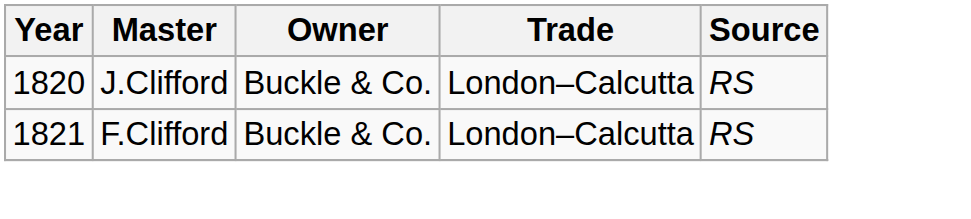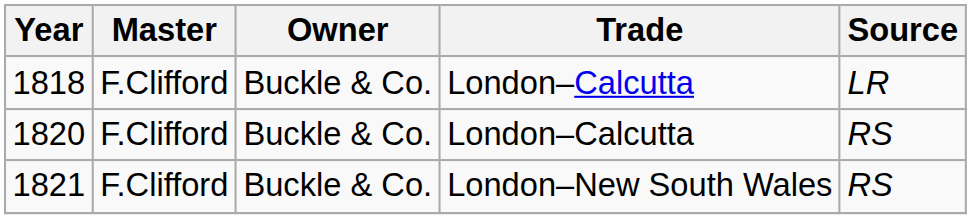+ row: (49, 82)
(164, 82) J.Clifford -> (164, 133) F.Clifford
(571, 133) London–Calcutta -> (640, 185) London–New South Wales
